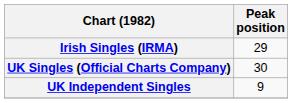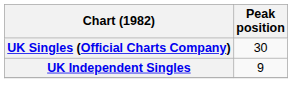- row: (119, 48)
